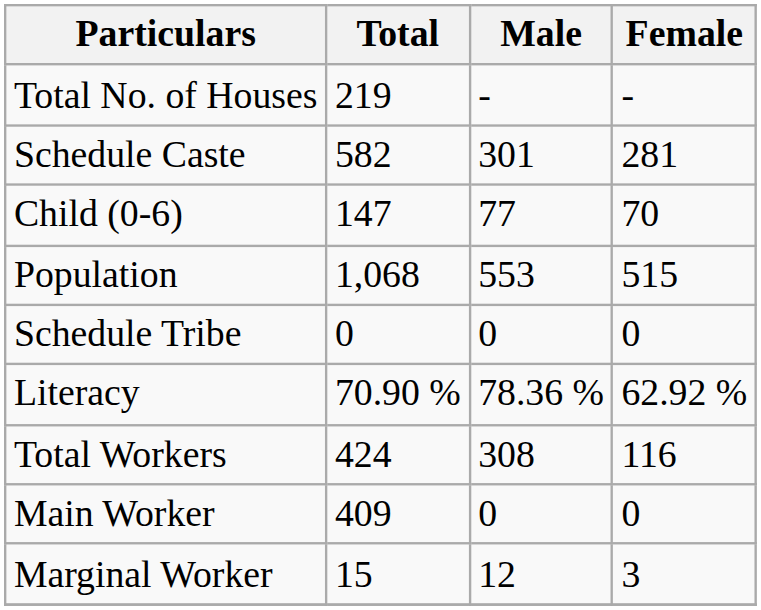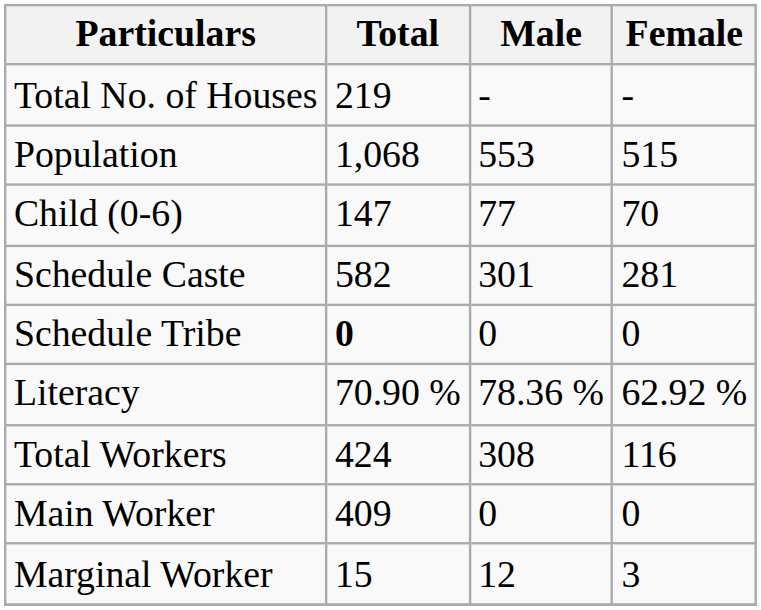rows swapped: (96, 273) <-> (130, 154)
(344, 333) normal -> (344, 333) bold
